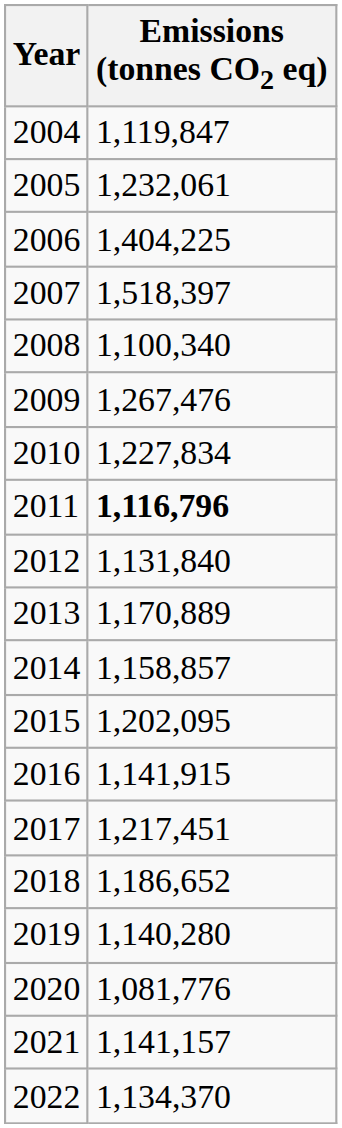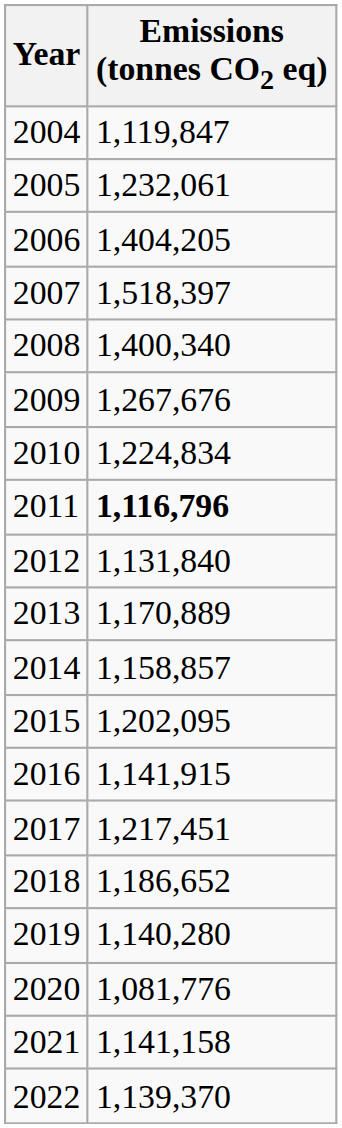(163, 238) 1,404,225 -> (163, 238) 1,404,205
(163, 345) 1,100,340 -> (163, 345) 1,400,340
(163, 399) 1,267,476 -> (163, 399) 1,267,676
(163, 452) 1,227,834 -> (163, 452) 1,224,834
(163, 1041) 1,141,157 -> (163, 1041) 1,141,158
(163, 1095) 1,134,370 -> (163, 1095) 1,139,370
